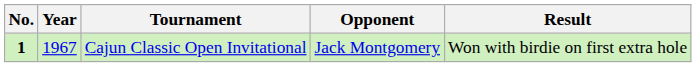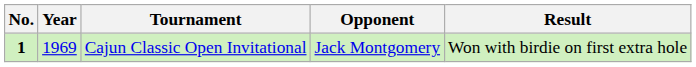(59, 47) 1967 -> (59, 47) 1969
